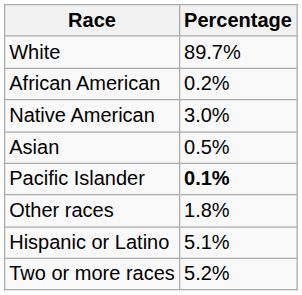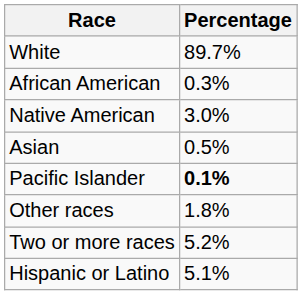(207, 83) 0.2% -> (207, 83) 0.3%
rows swapped: (92, 274) <-> (89, 242)
